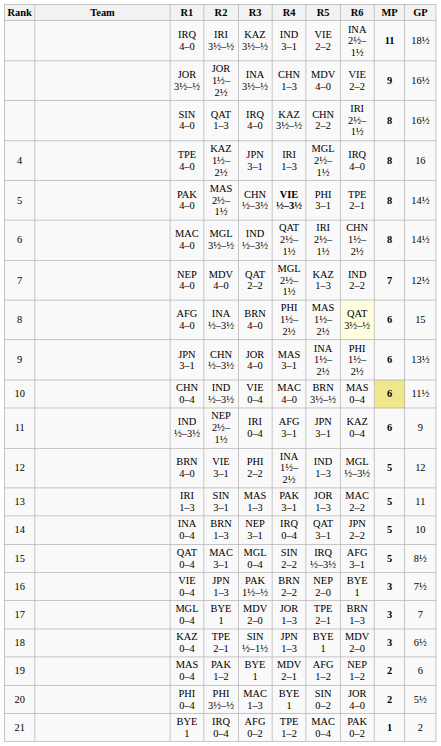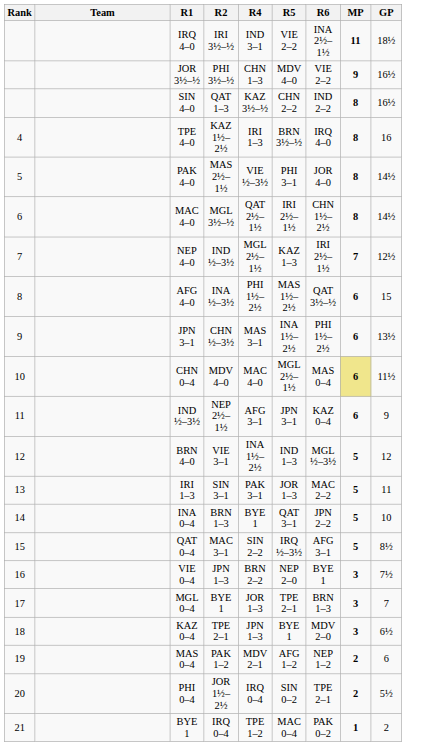- column: (255, 12)
(221, 80) JOR 1½–2½ -> (221, 74) PHI 3½–½
(357, 120) IRI 2½–1½ -> (323, 103) IND 2–2
(323, 160) MGL 2½–1½ -> (289, 137) BRN 3½–½
(289, 200) bold -> (255, 177) normal
(357, 200) TPE 2–1 -> (323, 177) JOR 4–0
(221, 280) MDV 4–0 -> (221, 256) IND ½–3½
(357, 280) IND 2–2 -> (323, 256) IRI 2½–1½
(357, 320) lightyellow background -> (323, 296) no background
(221, 394) IND ½–3½ -> (221, 376) MDV 4–0
(323, 394) BRN 3½–½ -> (289, 376) MGL 2½–1½
(289, 530) IRQ 0–4 -> (255, 518) BYE 1
(221, 699) PHI 3½–½ -> (221, 693) JOR 1½–2½
(289, 699) BYE 1 -> (255, 693) IRQ 0–4
(357, 699) JOR 4–0 -> (323, 693) TPE 2–1
